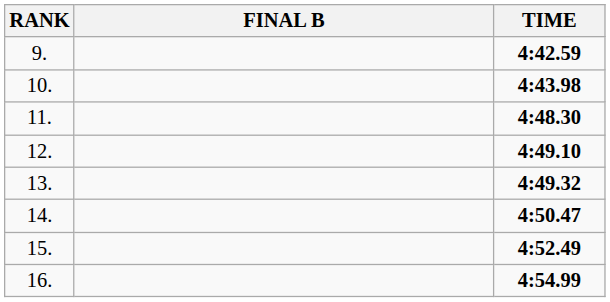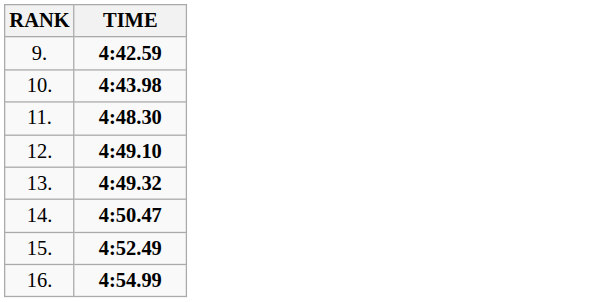- column: (284, 20)
